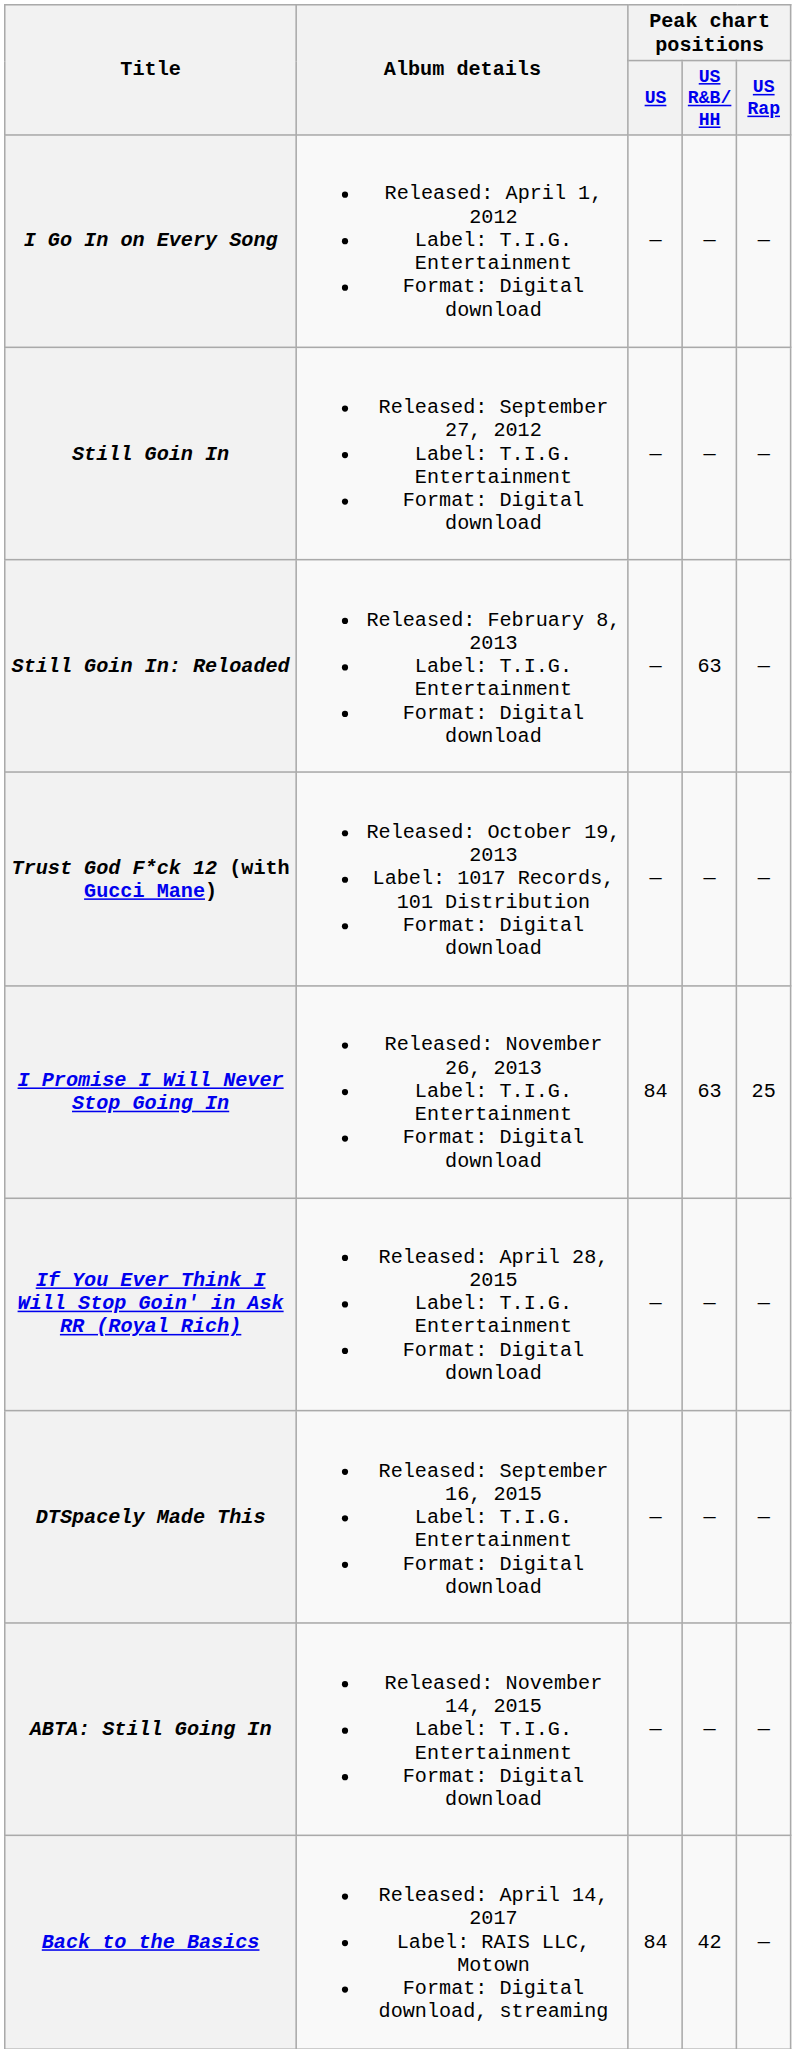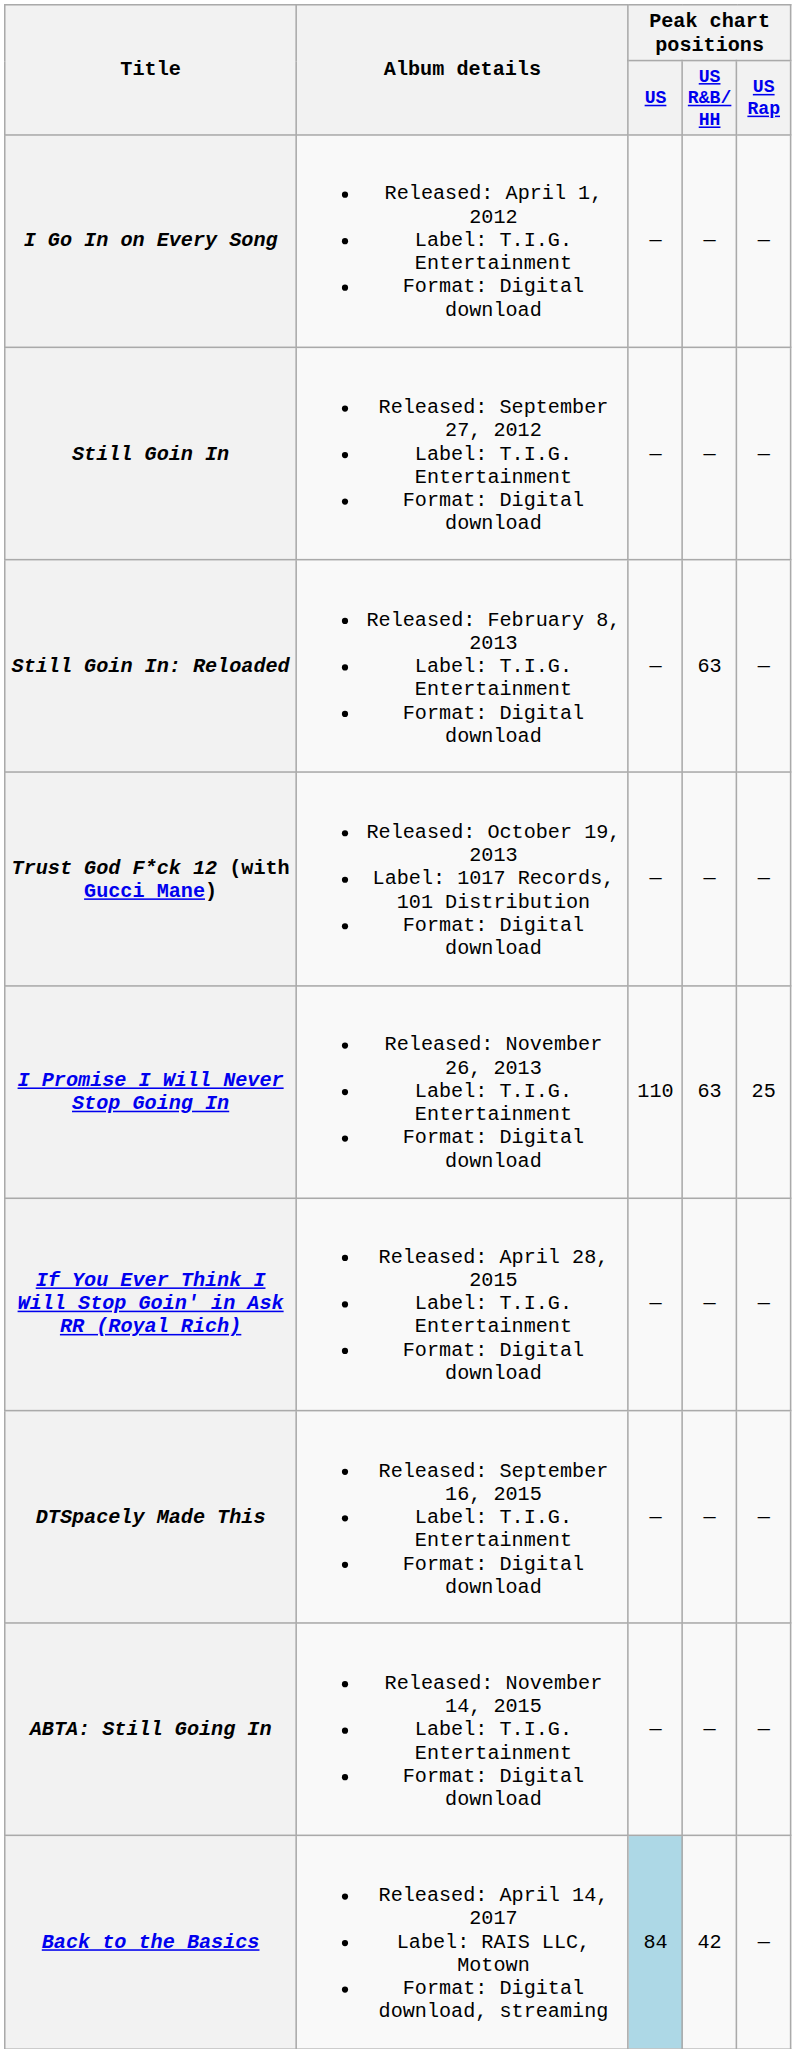(655, 1092) 84 -> (656, 1092) 110
(655, 1942) no background -> (655, 1942) lightblue background
